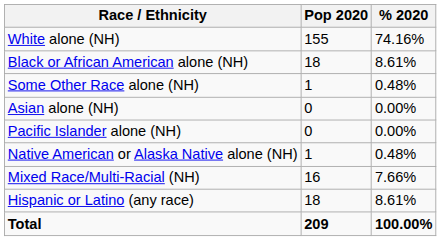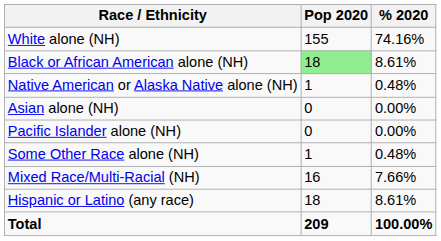(312, 62) no background -> (312, 62) lightgreen background
rows swapped: (153, 154) <-> (103, 85)
